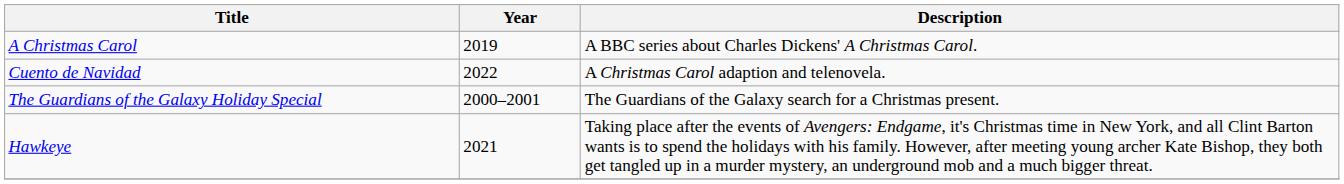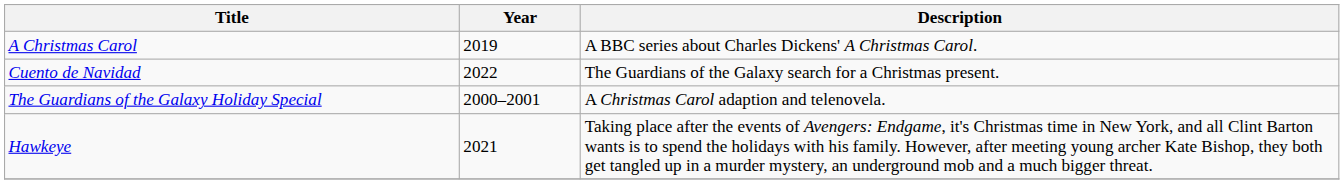(735, 72) A Christmas Carol adaption and telenovela. -> (792, 72) The Guardians of the Galaxy search for a Christmas present.
(792, 99) The Guardians of the Galaxy search for a Christmas present. -> (735, 99) A Christmas Carol adaption and telenovela.
